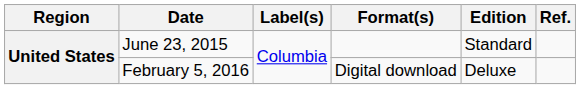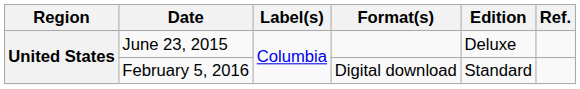(498, 44) Standard -> (490, 44) Deluxe
(490, 70) Deluxe -> (498, 70) Standard
